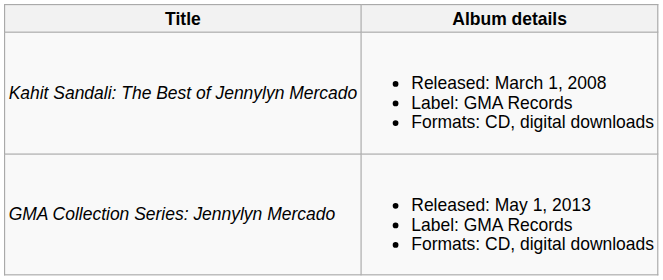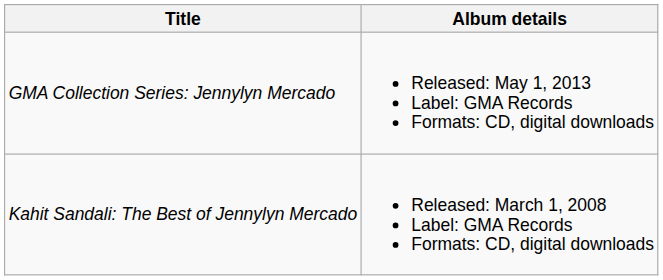rows swapped: (183, 93) <-> (172, 214)
